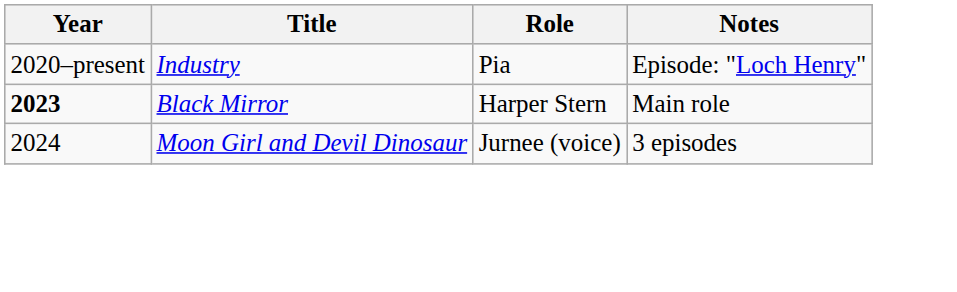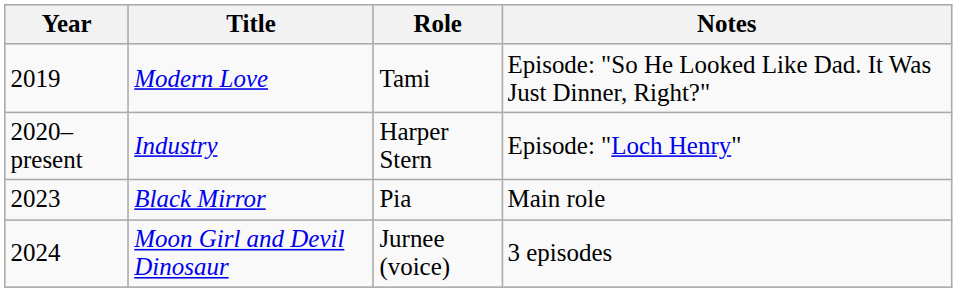+ row: (201, 77)
(495, 63) Pia -> (414, 145) Harper Stern
(35, 103) bold -> (35, 199) normal
(543, 103) Harper Stern -> (395, 199) Pia
